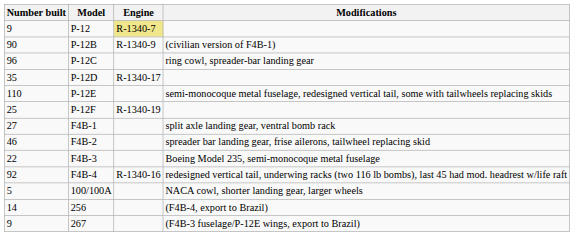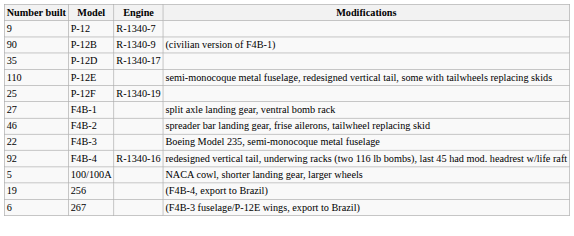(136, 28) khaki background -> (136, 28) no background
- row: (84, 61)
(12, 207) 14 -> (12, 191) 19
(9, 223) 9 -> (9, 207) 6
